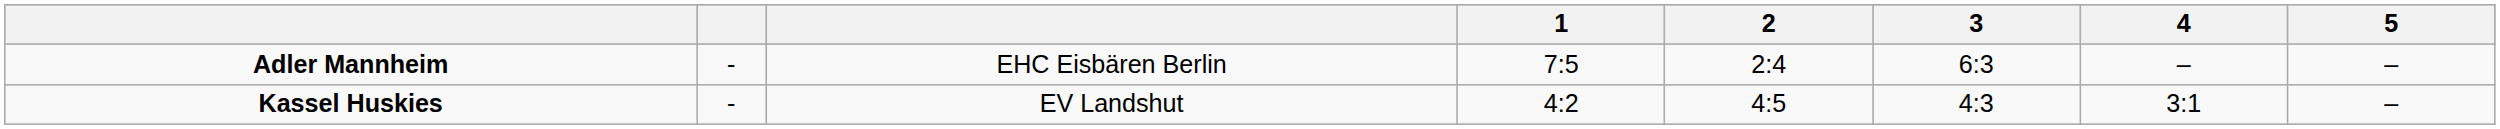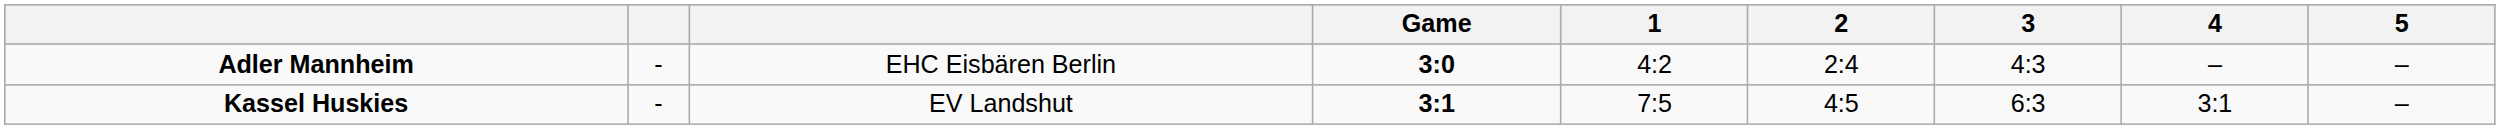+ column: (1437, 24)
(1561, 64) 7:5 -> (1655, 64) 4:2
(1976, 64) 6:3 -> (2028, 64) 4:3
(1561, 104) 4:2 -> (1655, 104) 7:5
(1976, 104) 4:3 -> (2028, 104) 6:3
